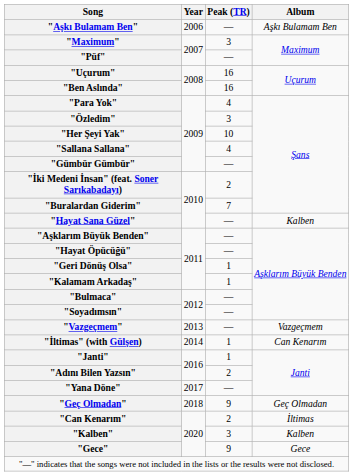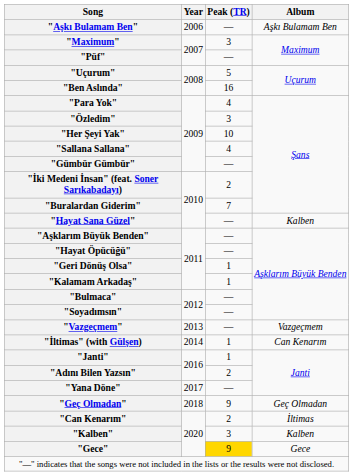(229, 73) 16 -> (229, 73) 5
(229, 449) no background -> (229, 449) gold background
